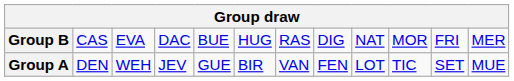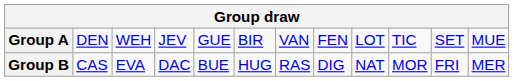rows swapped: (39, 64) <-> (39, 40)
